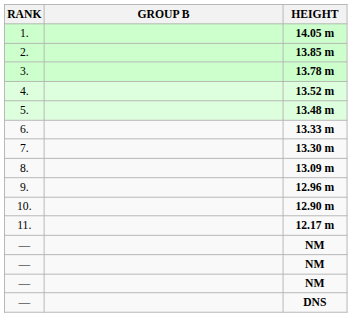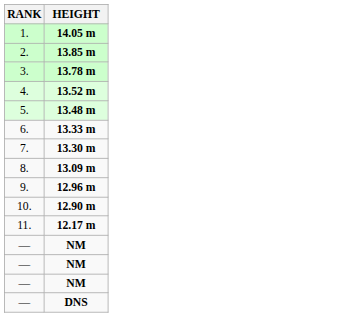- column: (164, 14)
